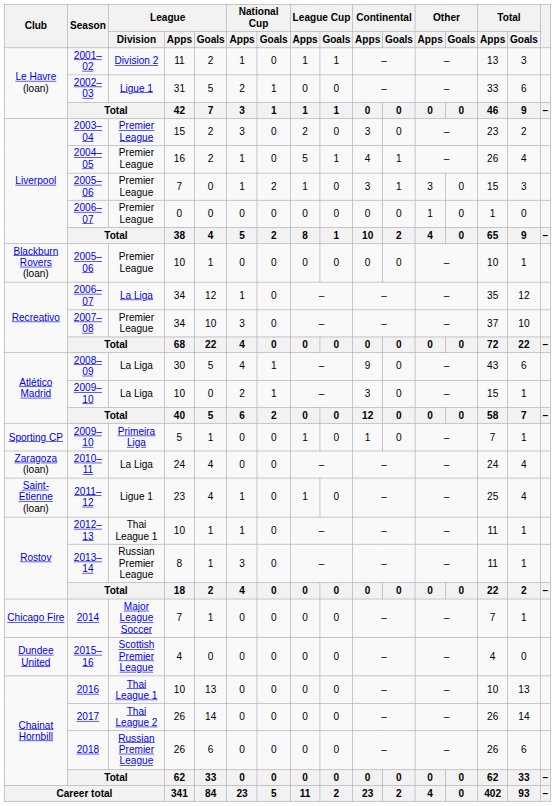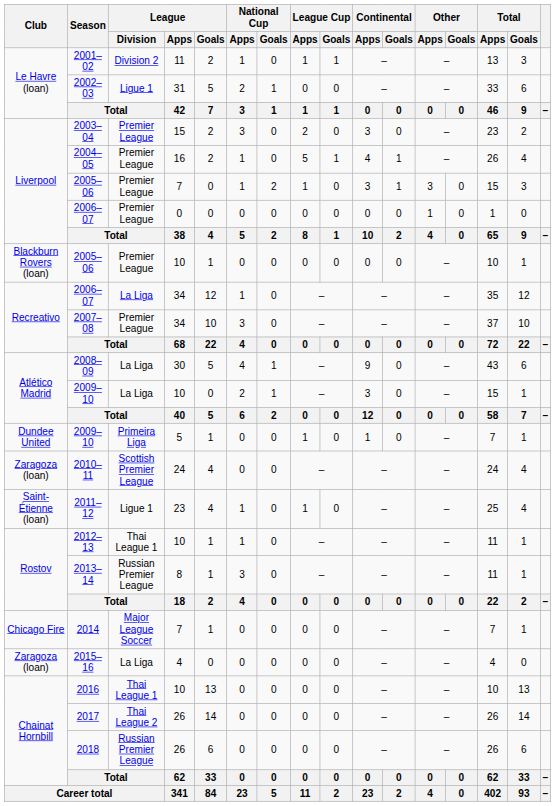(36, 437) Sporting CP -> (36, 437) Dundee United
(136, 464) La Liga -> (136, 470) Scottish Premier League
(36, 656) Dundee United -> (36, 662) Zaragoza (loan)
(136, 656) Scottish Premier League -> (136, 662) La Liga
